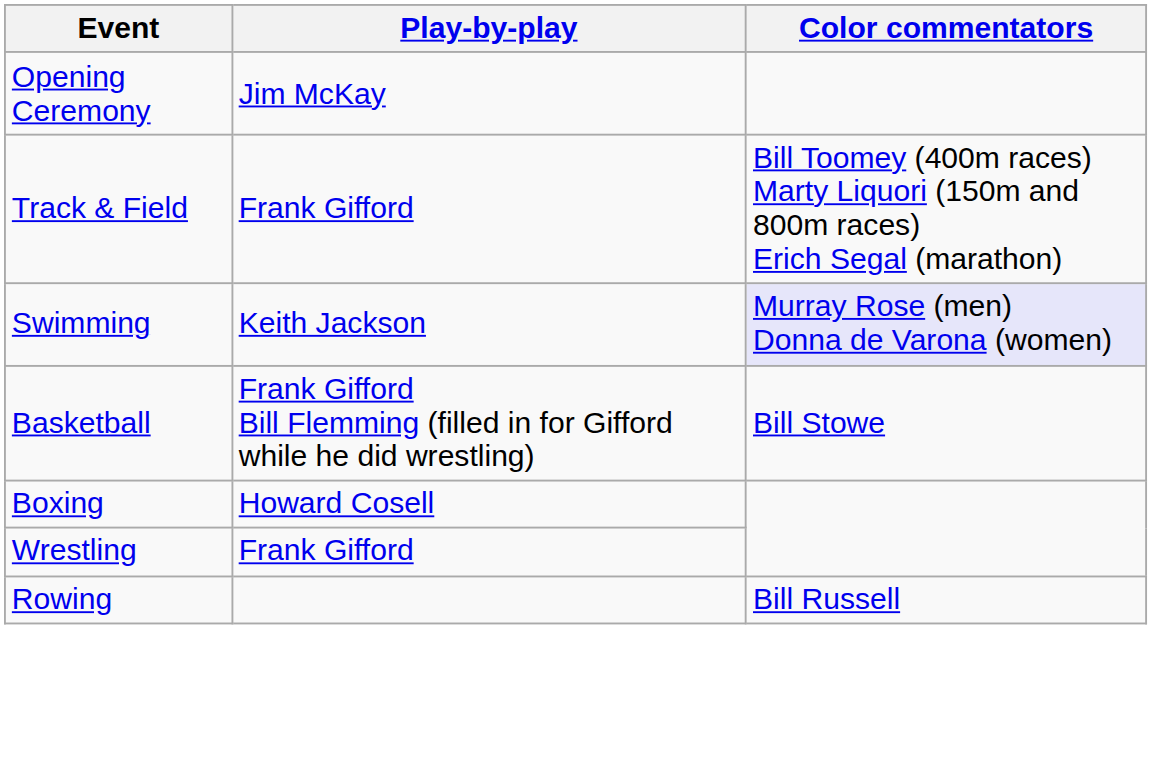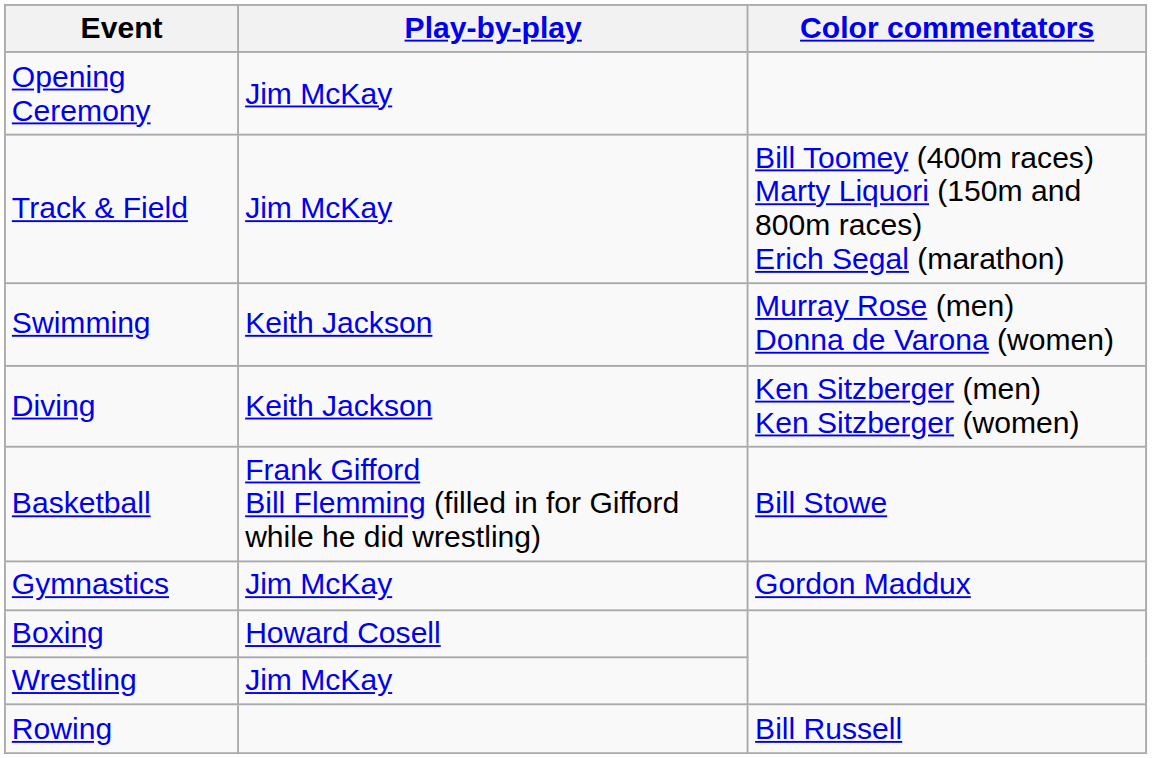(326, 208) Frank Gifford -> (319, 208) Jim McKay
(932, 323) lavender background -> (935, 323) no background
+ row: (54, 405)
+ row: (90, 585)
(326, 551) Frank Gifford -> (319, 680) Jim McKay
